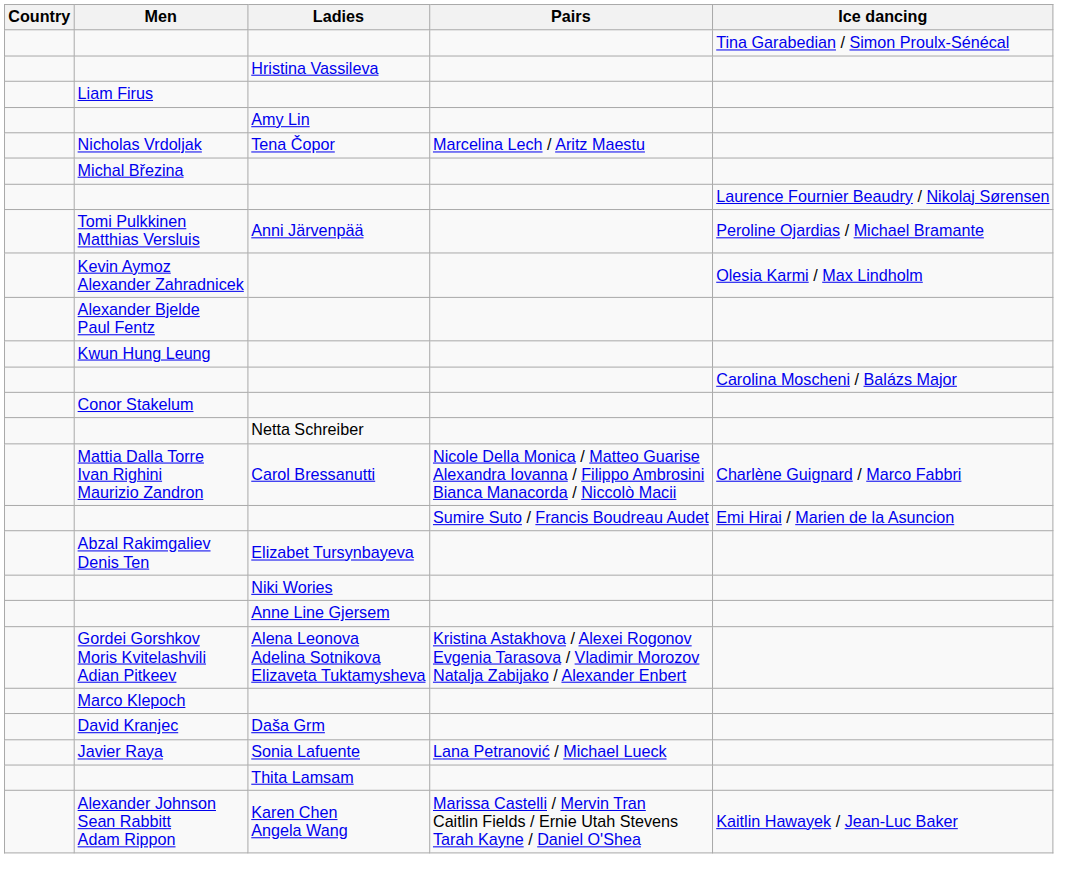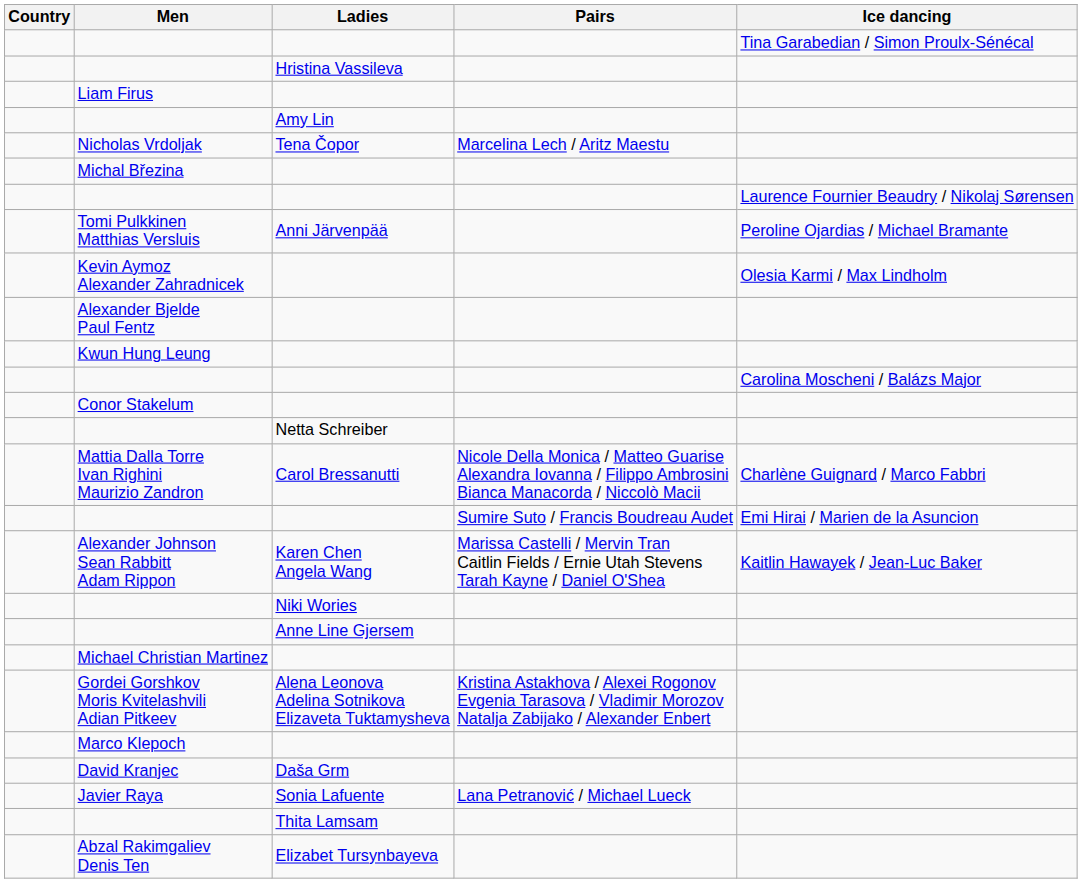rows swapped: (144, 552) <-> (147, 821)
+ row: (173, 657)
